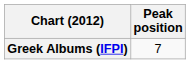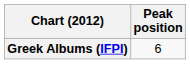(158, 48) 7 -> (158, 48) 6
